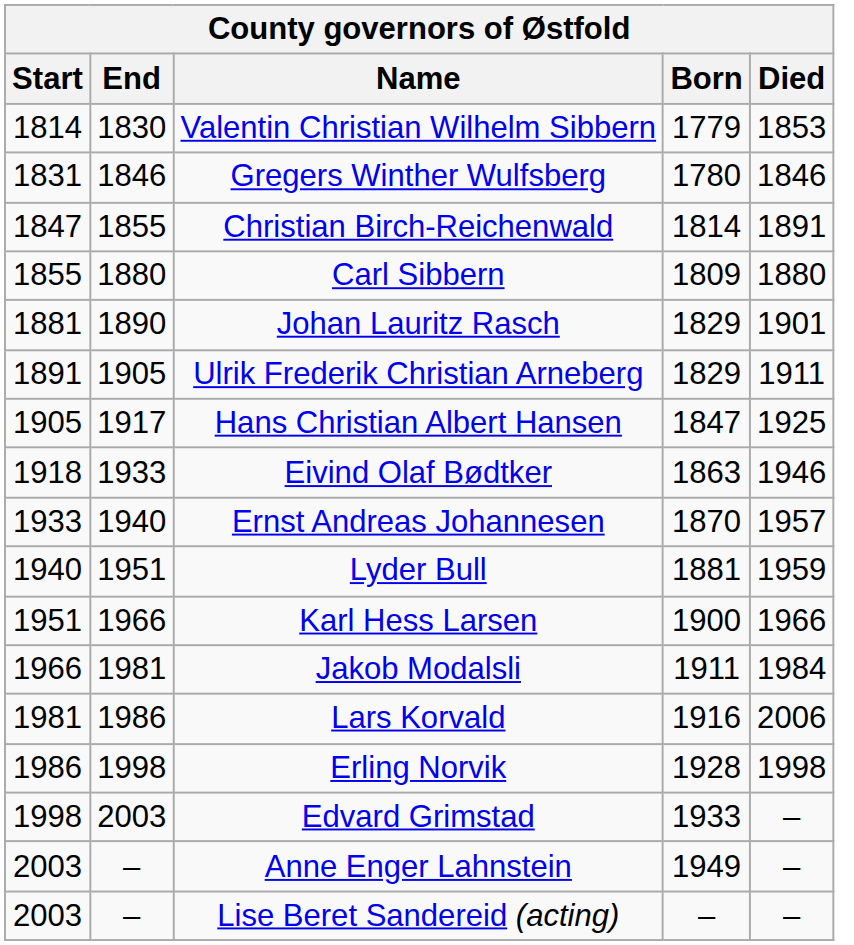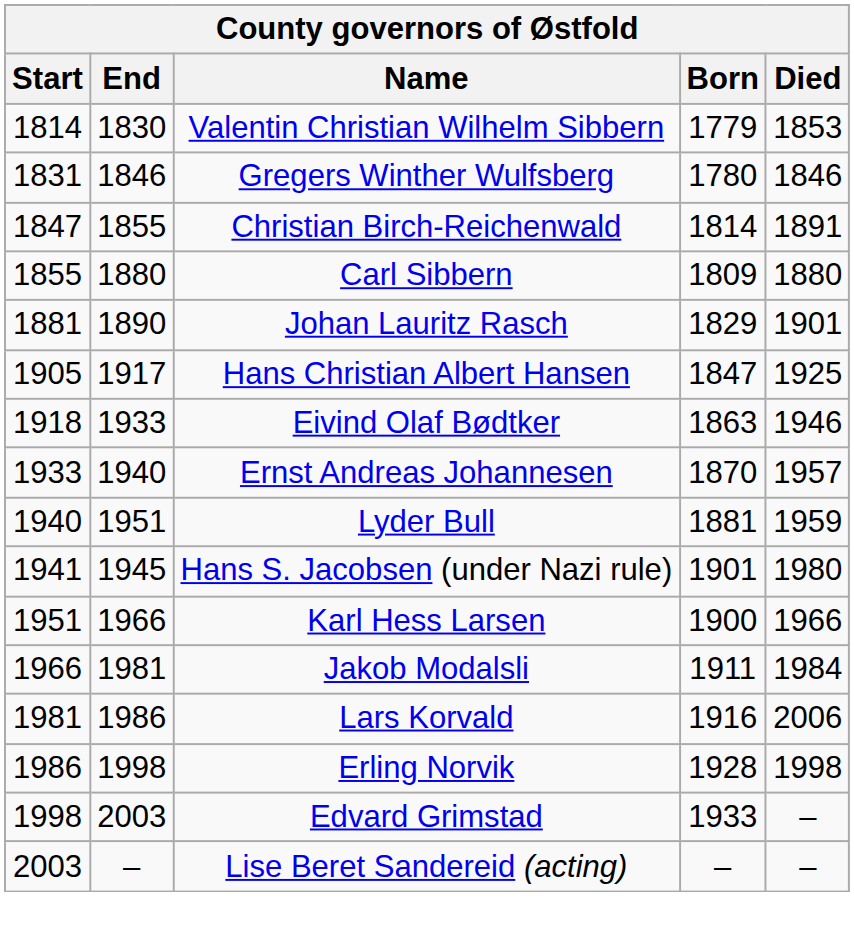- row: (418, 373)
+ row: (426, 570)
- row: (418, 865)
